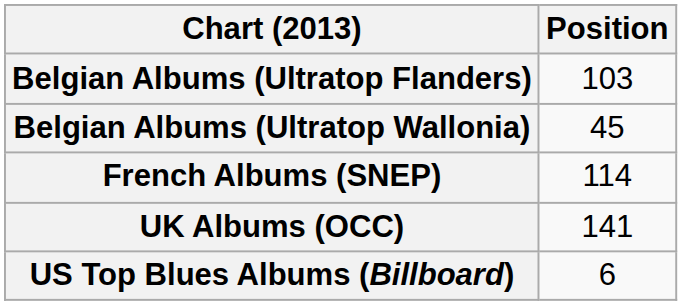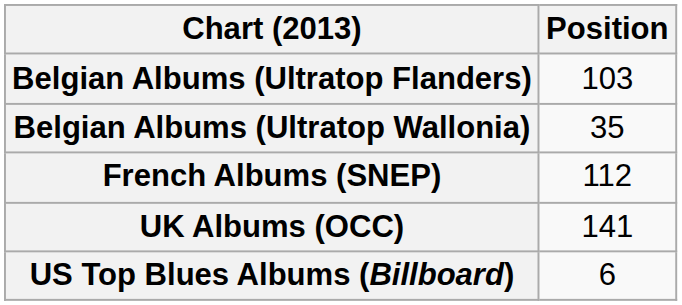(607, 127) 45 -> (607, 127) 35
(607, 176) 114 -> (607, 176) 112
